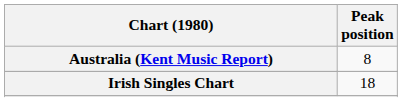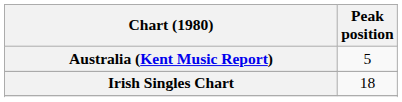(367, 58) 8 -> (367, 58) 5
